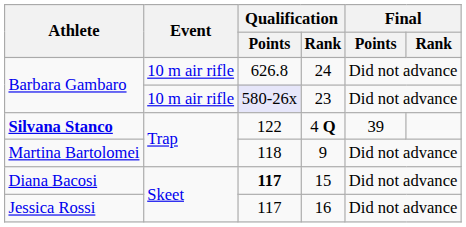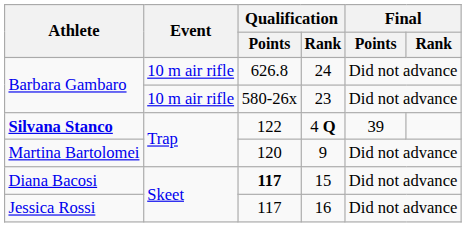(269, 99) lavender background -> (269, 99) no background
(269, 153) 118 -> (269, 153) 120
